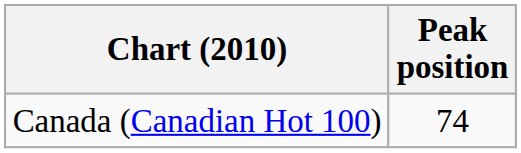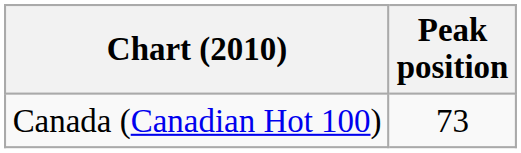(453, 119) 74 -> (453, 119) 73
